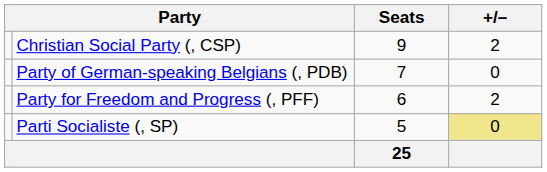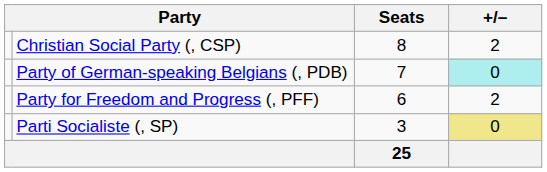(402, 45) 9 -> (402, 45) 8
(495, 72) no background -> (495, 72) paleturquoise background
(402, 126) 5 -> (402, 126) 3
